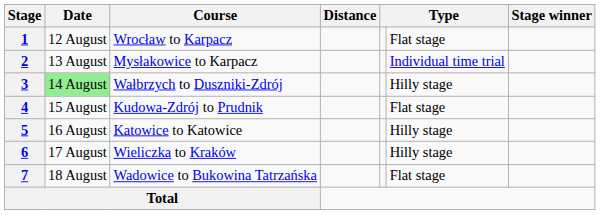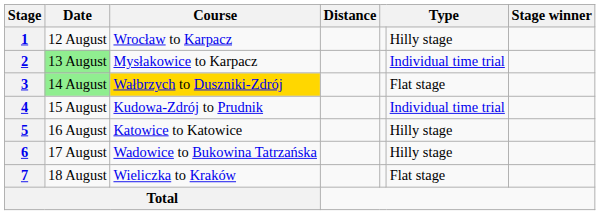(417, 38) Flat stage -> (421, 38) Hilly stage
(77, 61) no background -> (77, 61) lightgreen background
(198, 84) no background -> (198, 84) gold background
(421, 84) Hilly stage -> (417, 84) Flat stage
(417, 107) Flat stage -> (447, 107) Individual time trial
(175, 152) Wieliczka to Kraków -> (215, 152) Wadowice to Bukowina Tatrzańska
(215, 175) Wadowice to Bukowina Tatrzańska -> (175, 175) Wieliczka to Kraków
